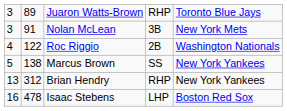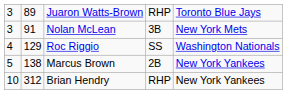(33, 47) 122 -> (33, 47) 129
(155, 47) 2B -> (155, 47) SS
(155, 64) SS -> (155, 64) 2B
(13, 81) 13 -> (13, 81) 10
- row: (80, 98)
